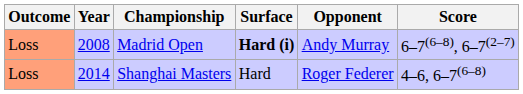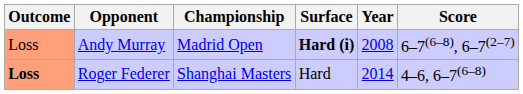columns swapped: (94, 17) <-> (348, 17)
(23, 74) normal -> (24, 74) bold
